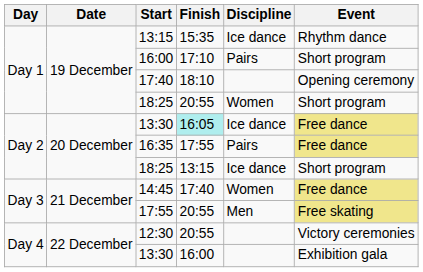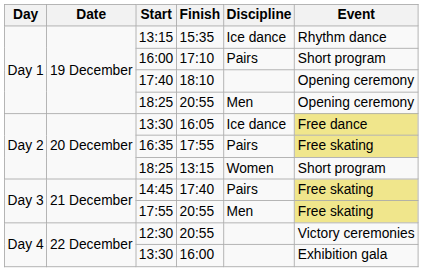(250, 102) Women -> (240, 102) Men
(342, 102) Short program -> (356, 102) Opening ceremony
(197, 124) paleturquoise background -> (197, 124) no background
(333, 146) Free dance -> (336, 146) Free skating
(256, 168) Ice dance -> (250, 168) Women
(250, 189) Women -> (242, 189) Pairs
(333, 189) Free dance -> (336, 189) Free skating
